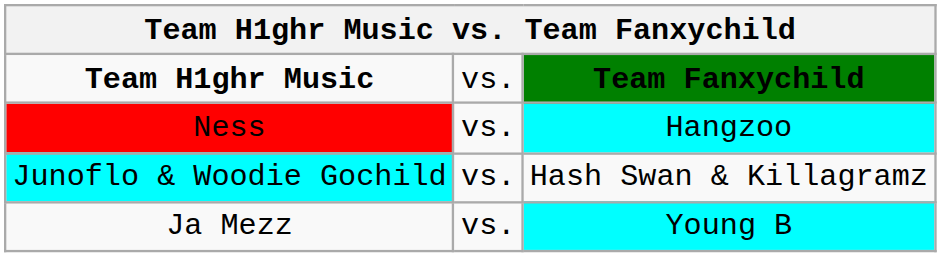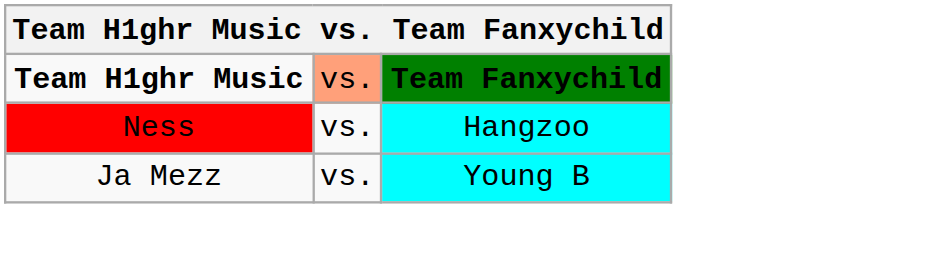(488, 79) no background -> (347, 79) lightsalmon background
- row: (230, 177)
